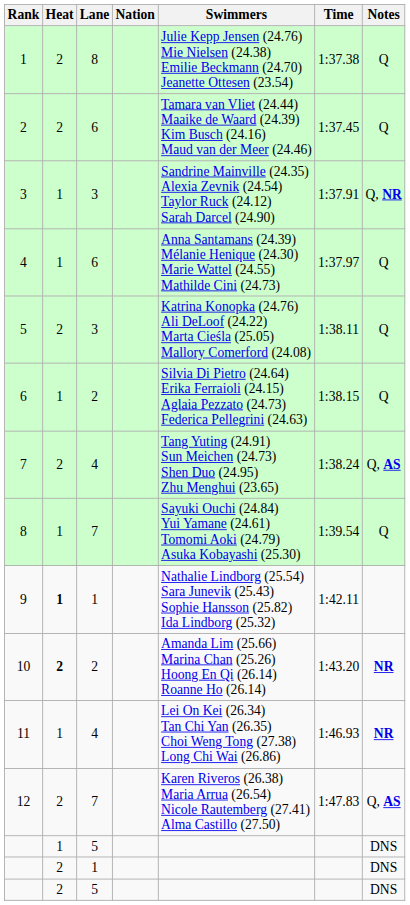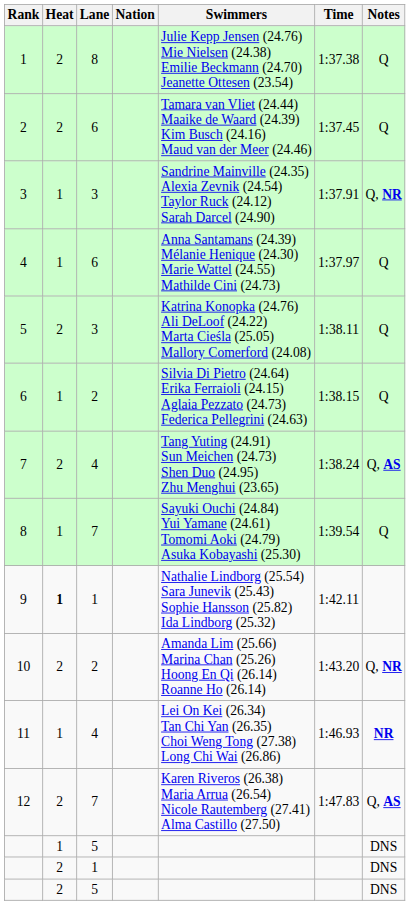(60, 667) bold -> (60, 667) normal
(384, 667) NR -> (384, 667) Q, NR
